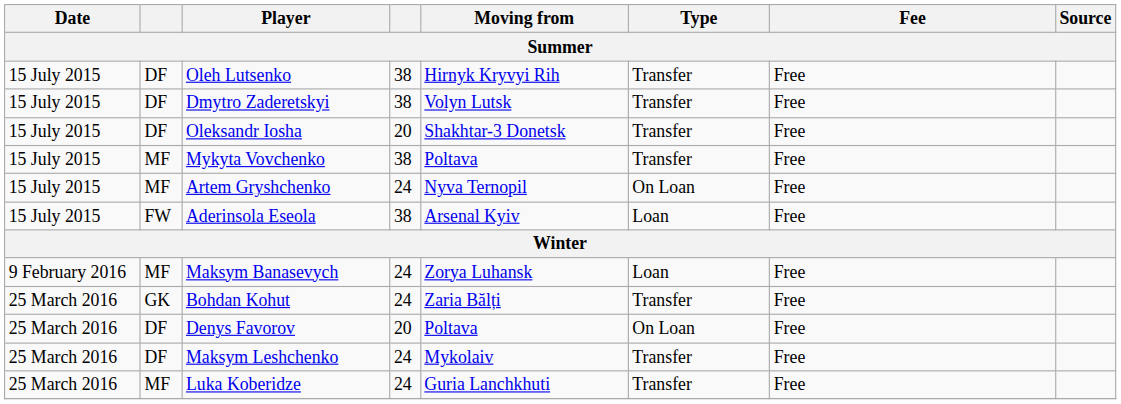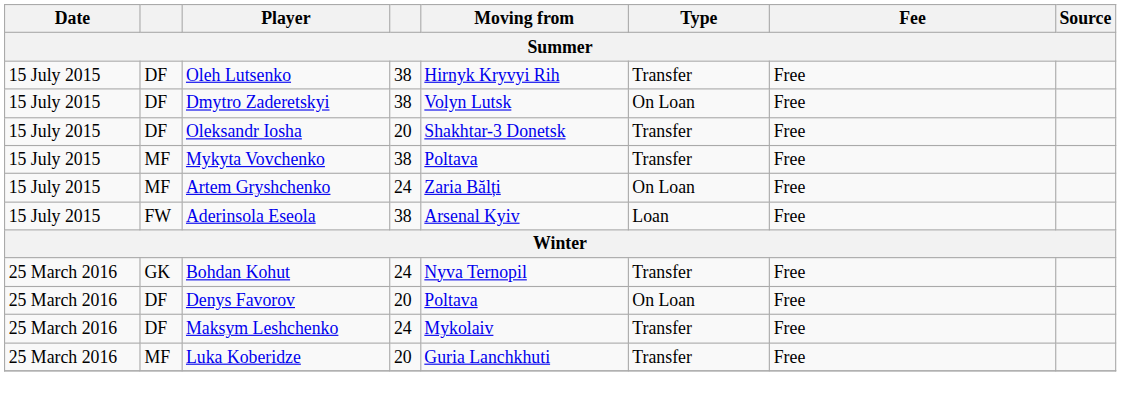(662, 103) Transfer -> (664, 103) On Loan
(476, 187) Nyva Ternopil -> (463, 187) Zaria Bălți
- row: (262, 272)
(463, 300) Zaria Bălți -> (476, 272) Nyva Ternopil
(403, 384) 24 -> (403, 356) 20
